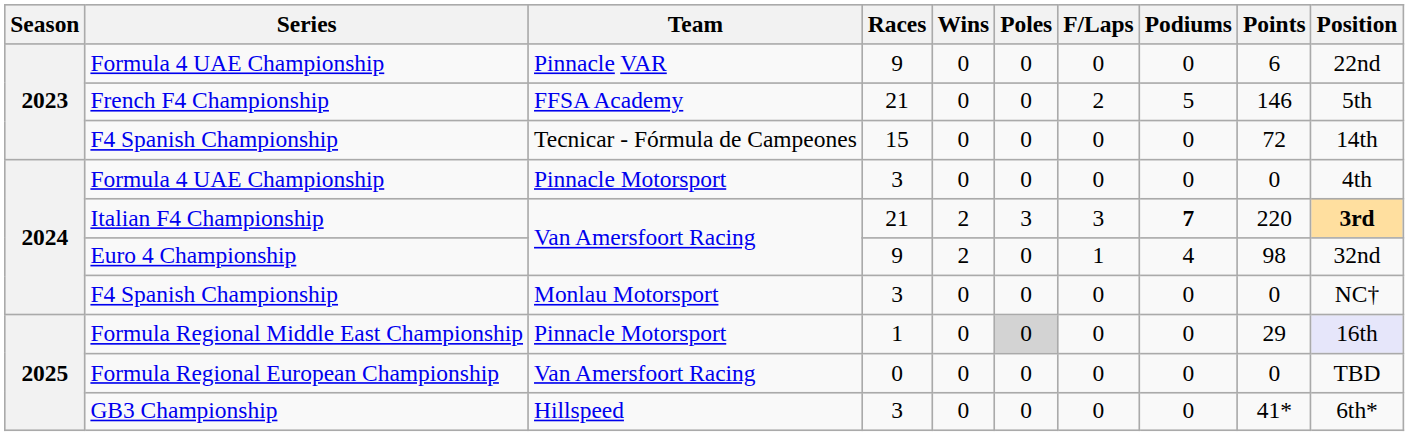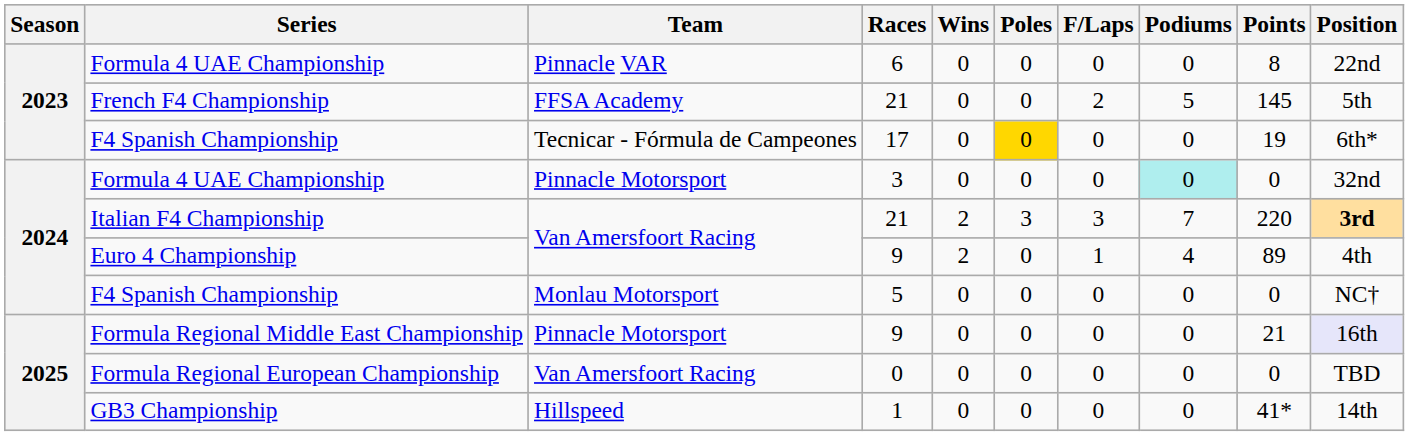(897, 62) 9 -> (897, 62) 6
(1274, 62) 6 -> (1274, 62) 8
(1274, 101) 146 -> (1274, 101) 145
(897, 140) 15 -> (897, 140) 17
(1026, 140) no background -> (1026, 140) gold background
(1274, 140) 72 -> (1274, 140) 19
(1357, 140) 14th -> (1357, 140) 6th*
(1188, 179) no background -> (1188, 179) paleturquoise background
(1357, 179) 4th -> (1357, 179) 32nd
(1188, 217) bold -> (1188, 217) normal
(1274, 256) 98 -> (1274, 256) 89
(1357, 256) 32nd -> (1357, 256) 4th
(897, 295) 3 -> (897, 295) 5
(897, 333) 1 -> (897, 333) 9
(1026, 333) lightgrey background -> (1026, 333) no background
(1274, 333) 29 -> (1274, 333) 21
(897, 411) 3 -> (897, 411) 1
(1357, 411) 6th* -> (1357, 411) 14th
